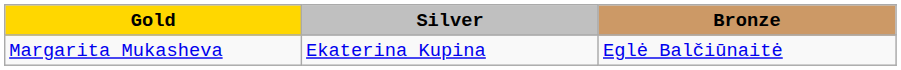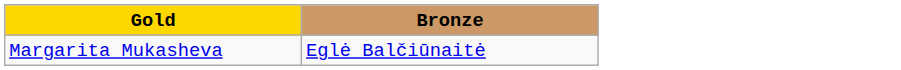- column: (450, 20)
